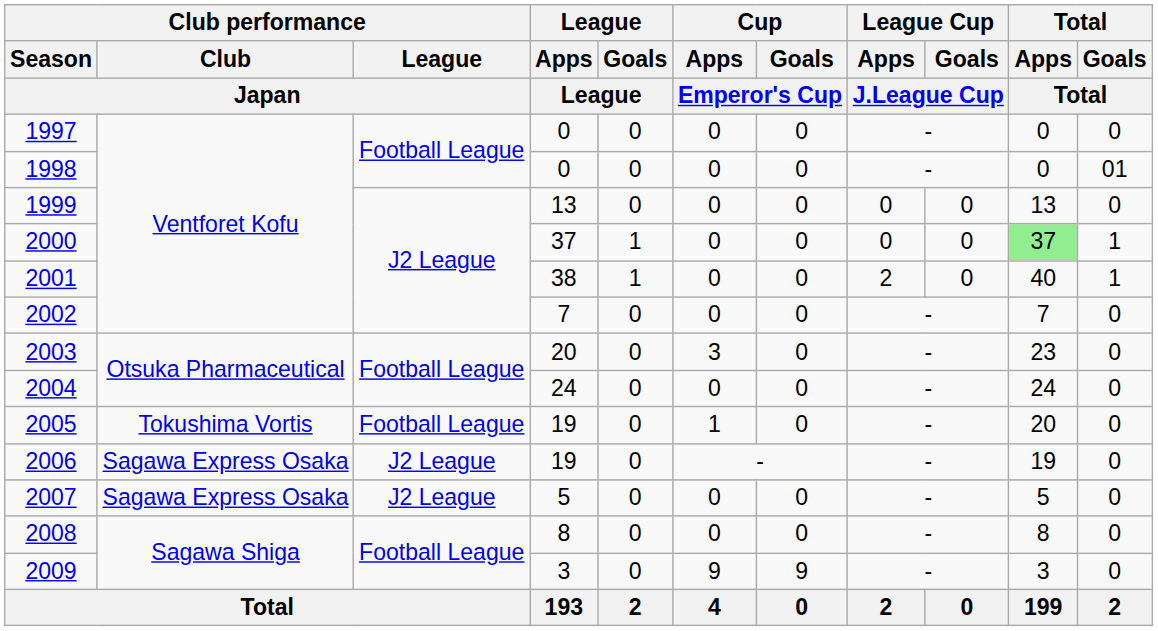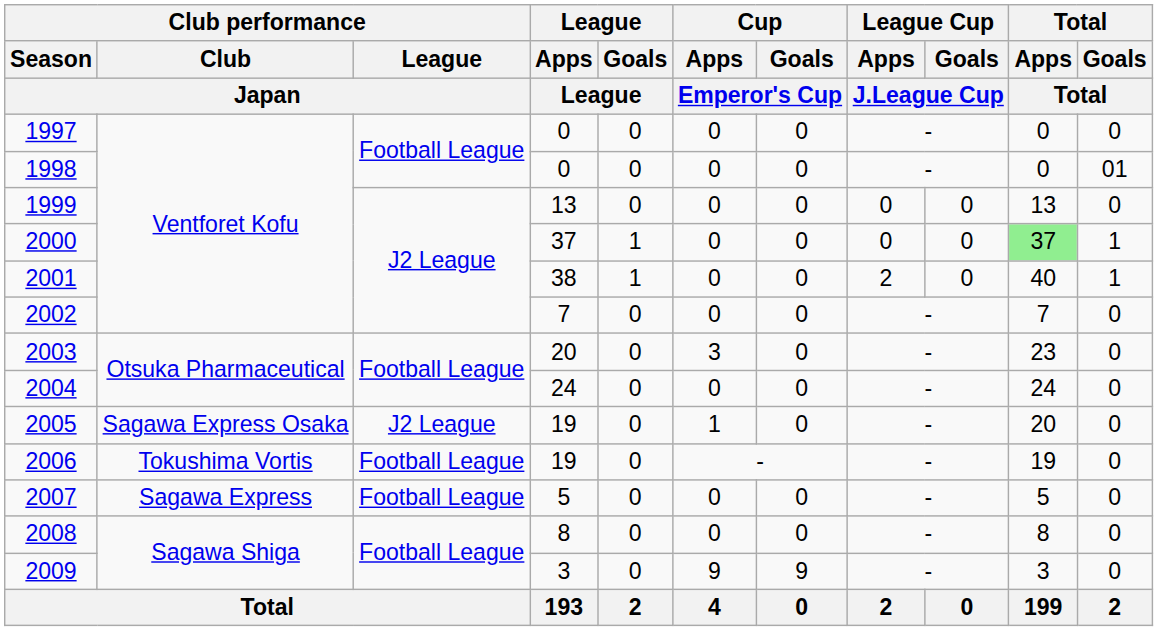(226, 424) Tokushima Vortis -> (226, 424) Sagawa Express Osaka
(442, 424) Football League -> (442, 424) J2 League
(226, 461) Sagawa Express Osaka -> (226, 461) Tokushima Vortis
(442, 461) J2 League -> (442, 461) Football League
(226, 497) Sagawa Express Osaka -> (226, 497) Sagawa Express
(442, 497) J2 League -> (442, 497) Football League
